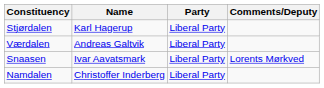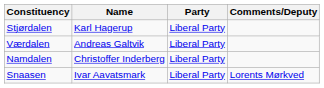rows swapped: (26, 59) <-> (29, 75)
